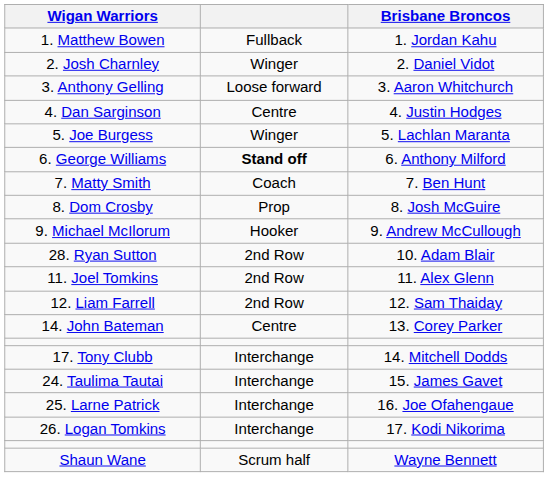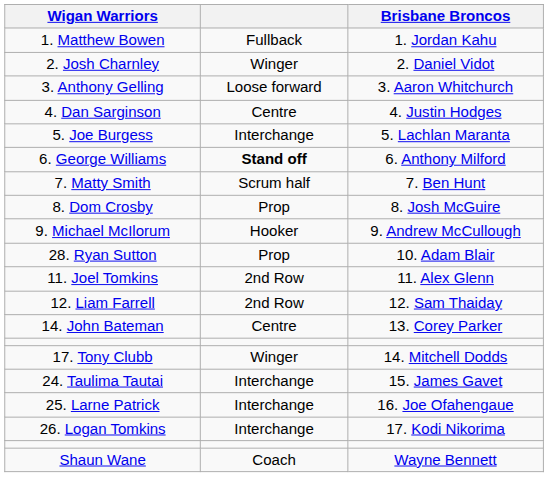(274, 135) Winger -> (274, 135) Interchange
(274, 183) Coach -> (274, 183) Scrum half
(274, 254) 2nd Row -> (274, 254) Prop
(274, 357) Interchange -> (274, 357) Winger
(274, 459) Scrum half -> (274, 459) Coach
